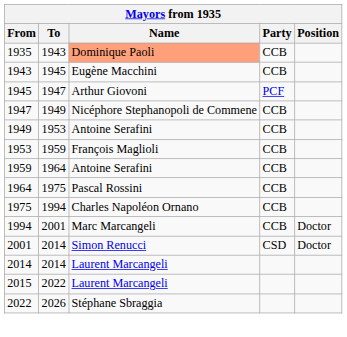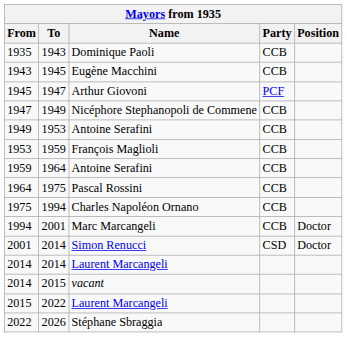(113, 52) lightsalmon background -> (113, 52) no background
+ row: (19, 284)
